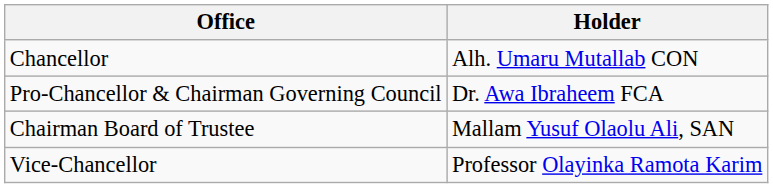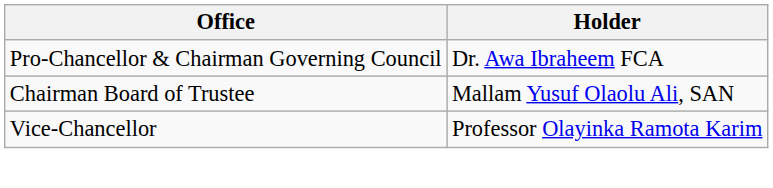- row: (59, 57)
